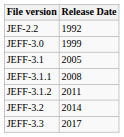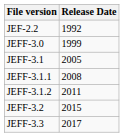(71, 108) 2014 -> (71, 108) 2015
